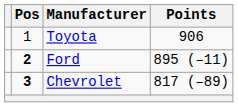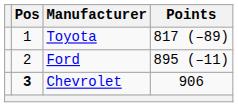(191, 39) 906 -> (191, 39) 817 (–89)
(27, 61) bold -> (27, 61) normal
(191, 84) 817 (–89) -> (191, 84) 906
